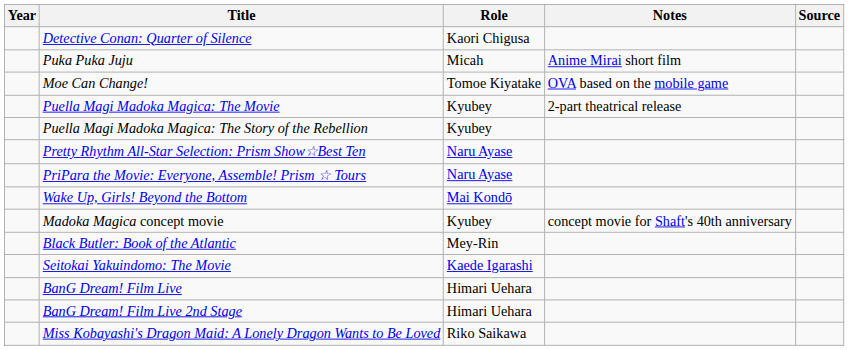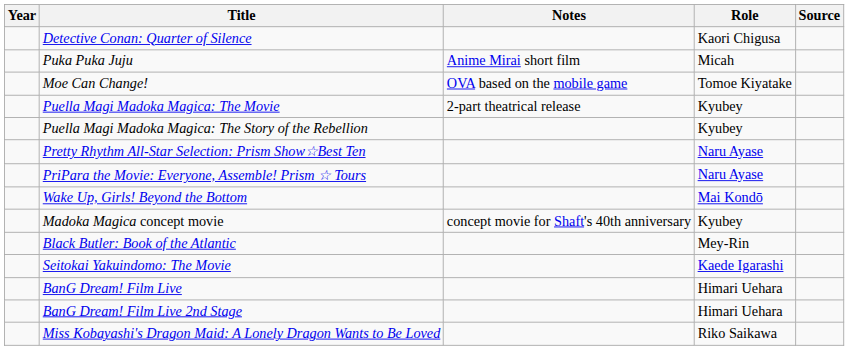columns swapped: (494, 15) <-> (670, 15)
